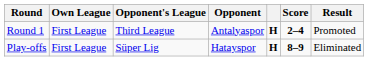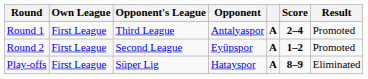(273, 30) H -> (273, 30) A
+ row: (25, 47)
(273, 47) H -> (273, 64) A
